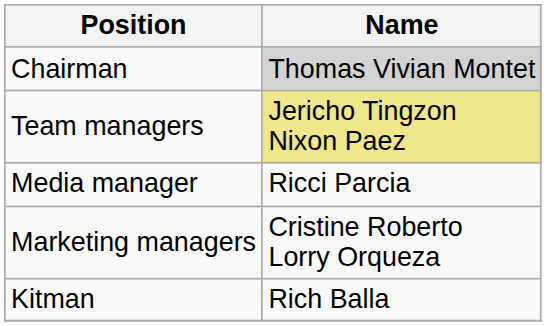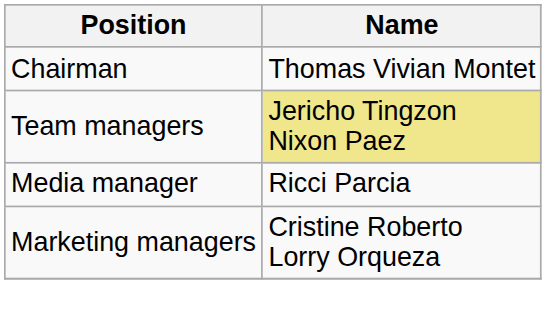(402, 68) lightgrey background -> (402, 68) no background
- row: (53, 299)
